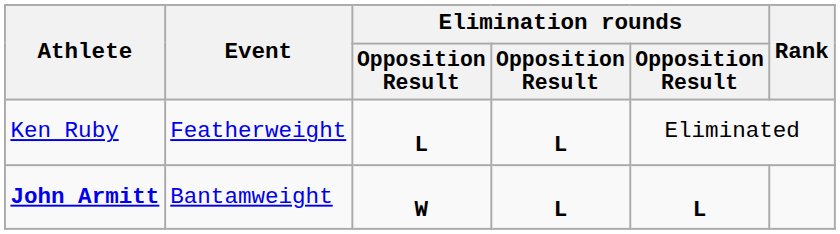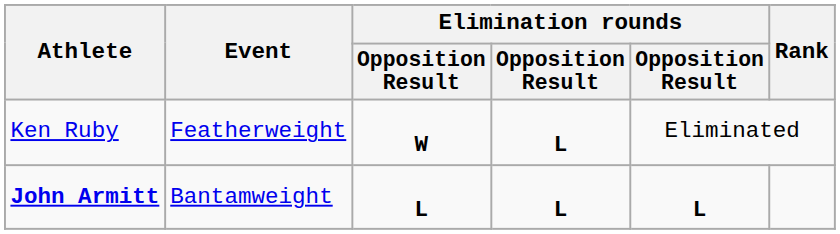(421, 145) L -> (421, 145) W
(421, 210) W -> (421, 210) L
